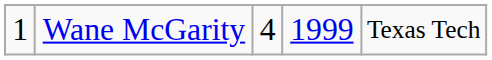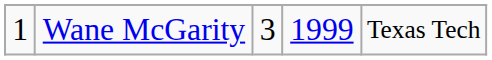(268, 29) 4 -> (268, 29) 3
